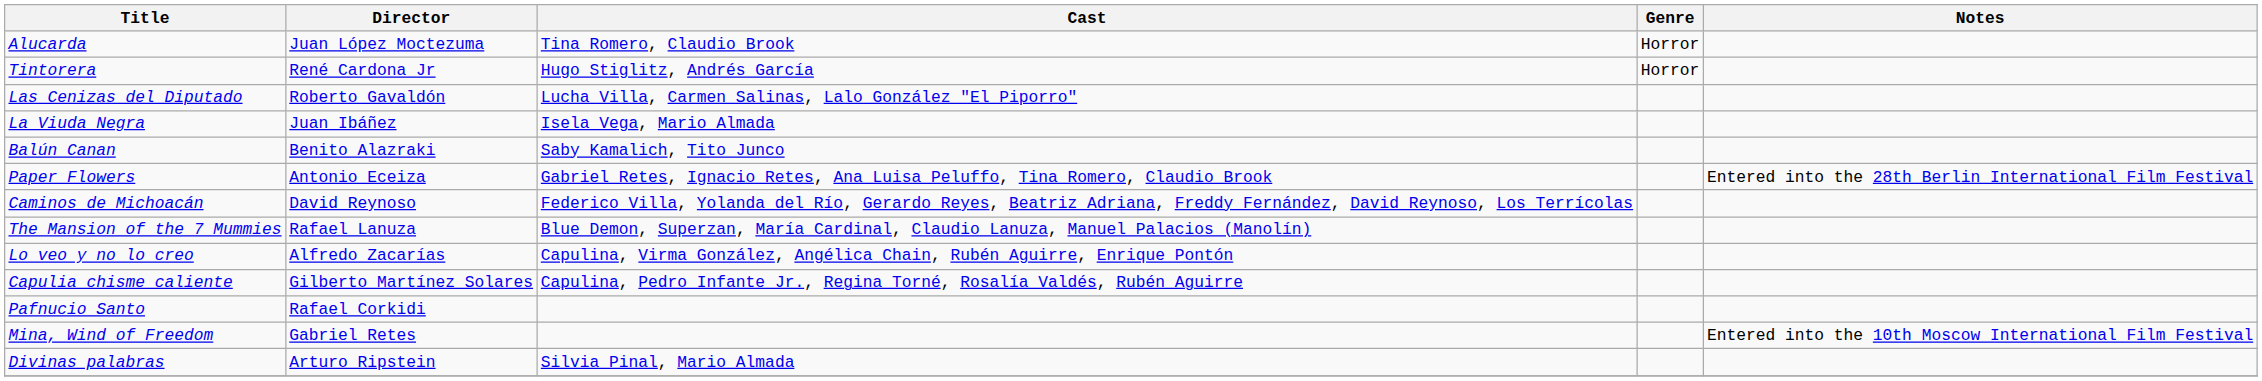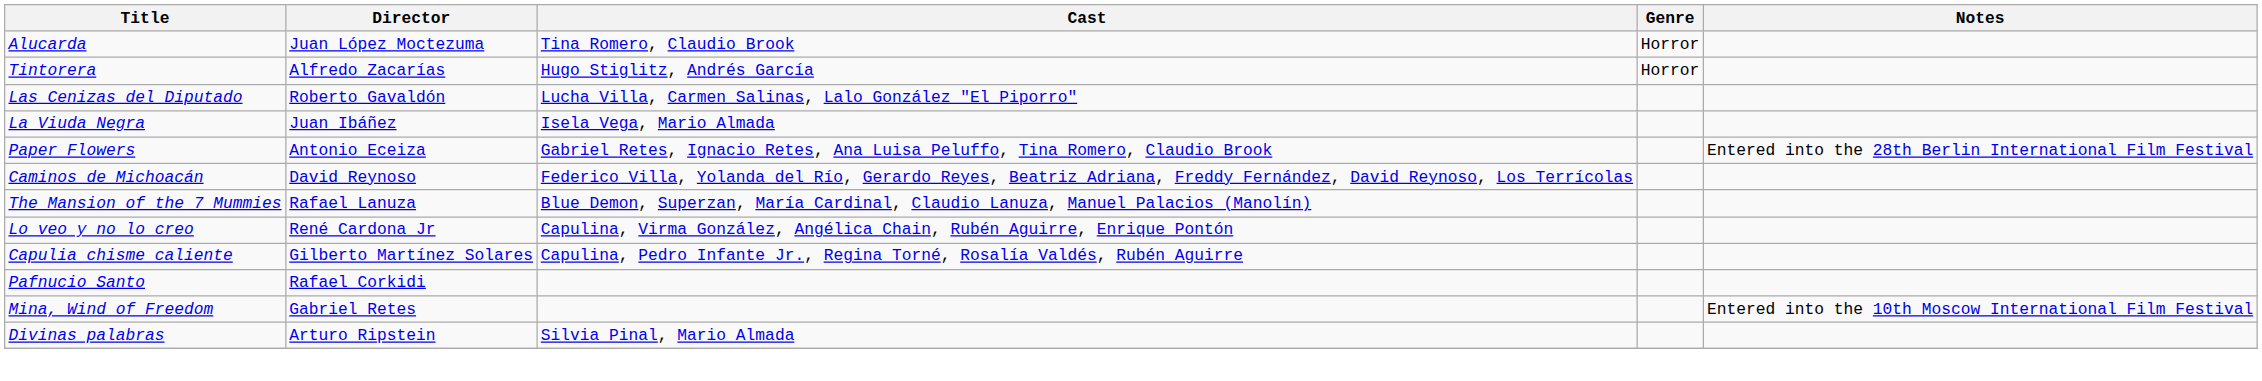(362, 71) René Cardona Jr -> (367, 71) Alfredo Zacarías
- row: (62, 150)
(367, 256) Alfredo Zacarías -> (362, 230) René Cardona Jr
